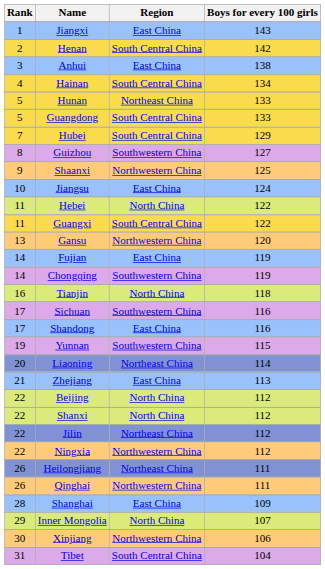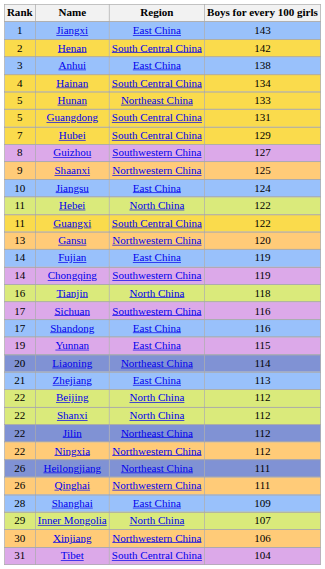(262, 118) 133 -> (262, 118) 131
(157, 345) Southwestern China -> (157, 345) East China
